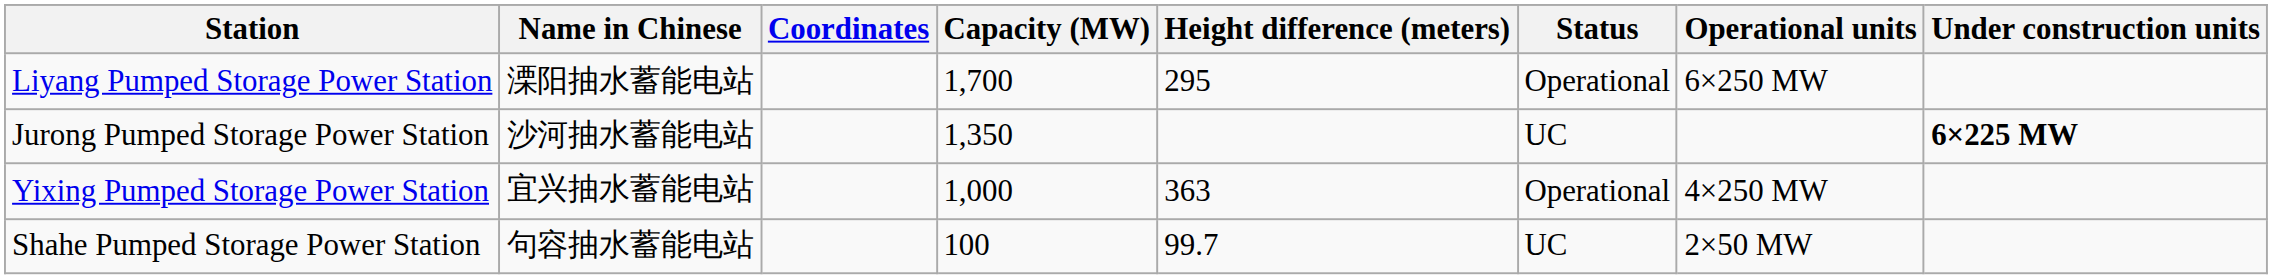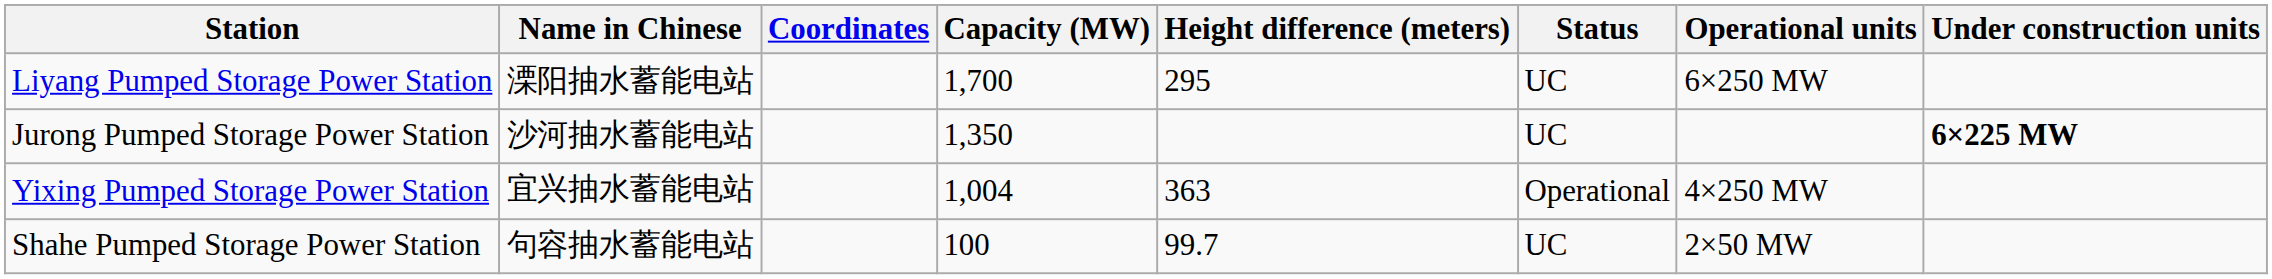(1597, 80) Operational -> (1546, 80) UC
(978, 190) 1,000 -> (978, 190) 1,004
